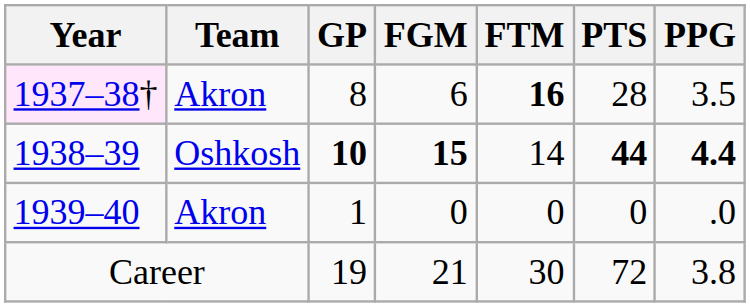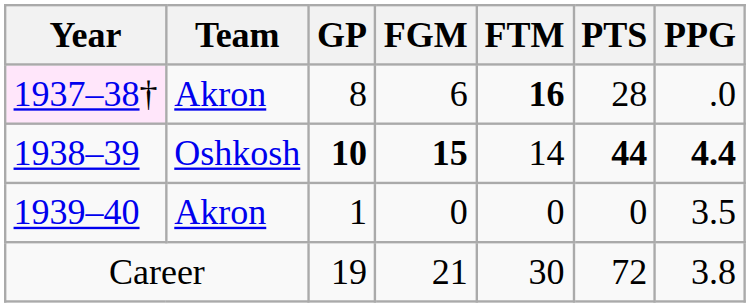(713, 93) 3.5 -> (722, 93) .0
(722, 212) .0 -> (713, 212) 3.5
